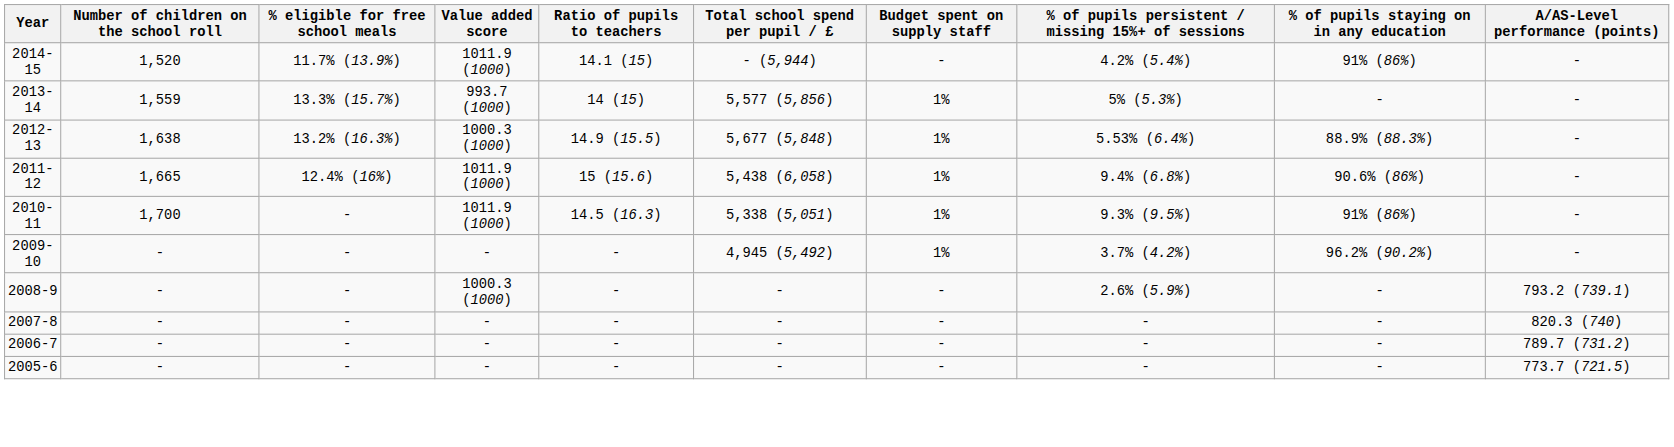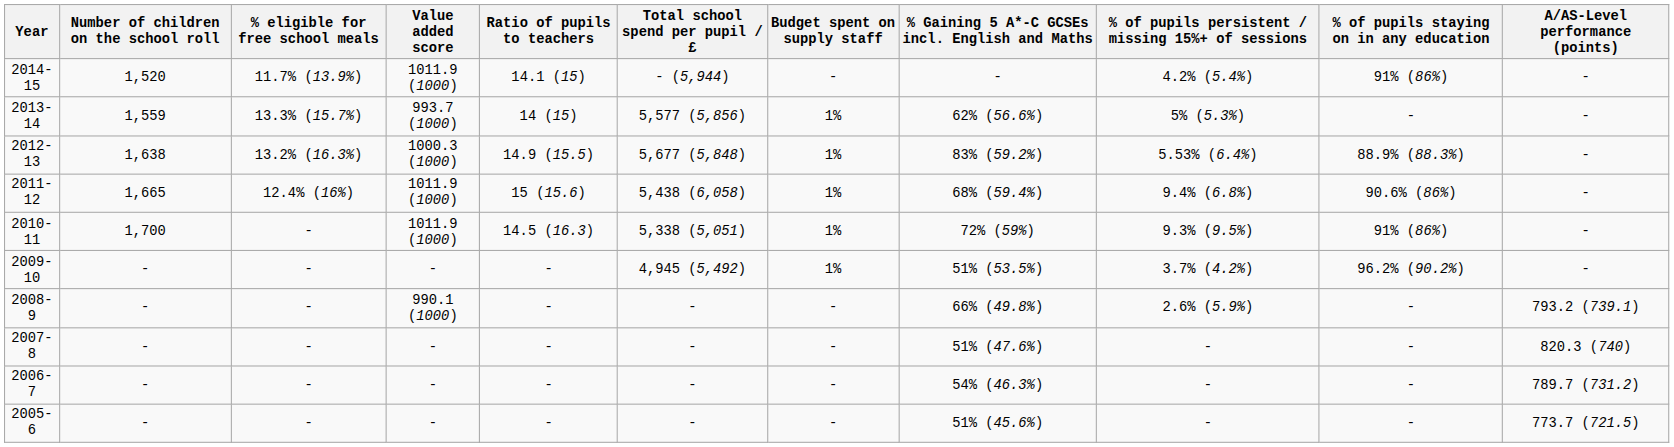+ column: (998, 32)
(487, 292) 1000.3 (1000) -> (433, 308) 990.1 (1000)
